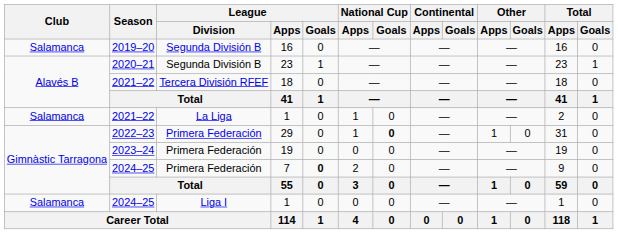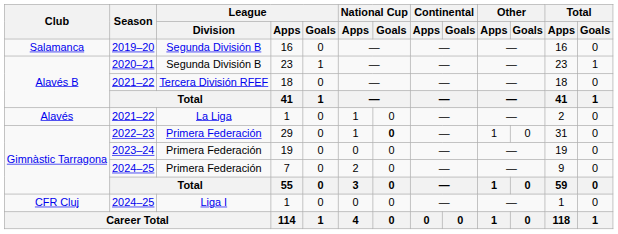(57, 116) Salamanca -> (57, 116) Alavés
(321, 168) bold -> (321, 168) normal
(57, 202) Salamanca -> (57, 202) CFR Cluj
